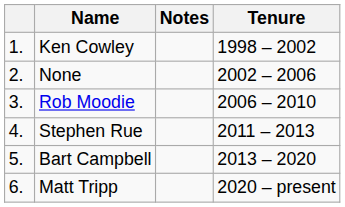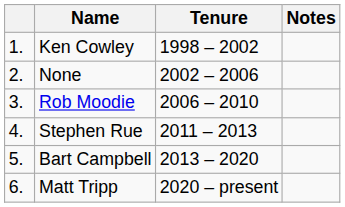columns swapped: (277, 18) <-> (184, 18)
